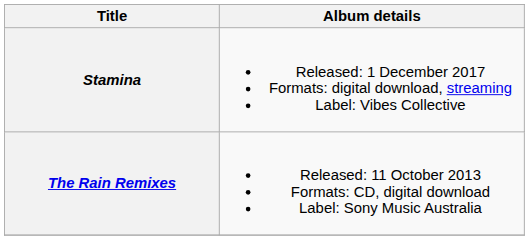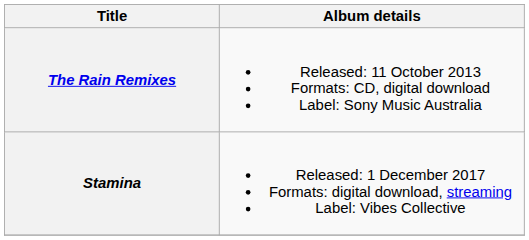rows swapped: (112, 183) <-> (112, 79)
